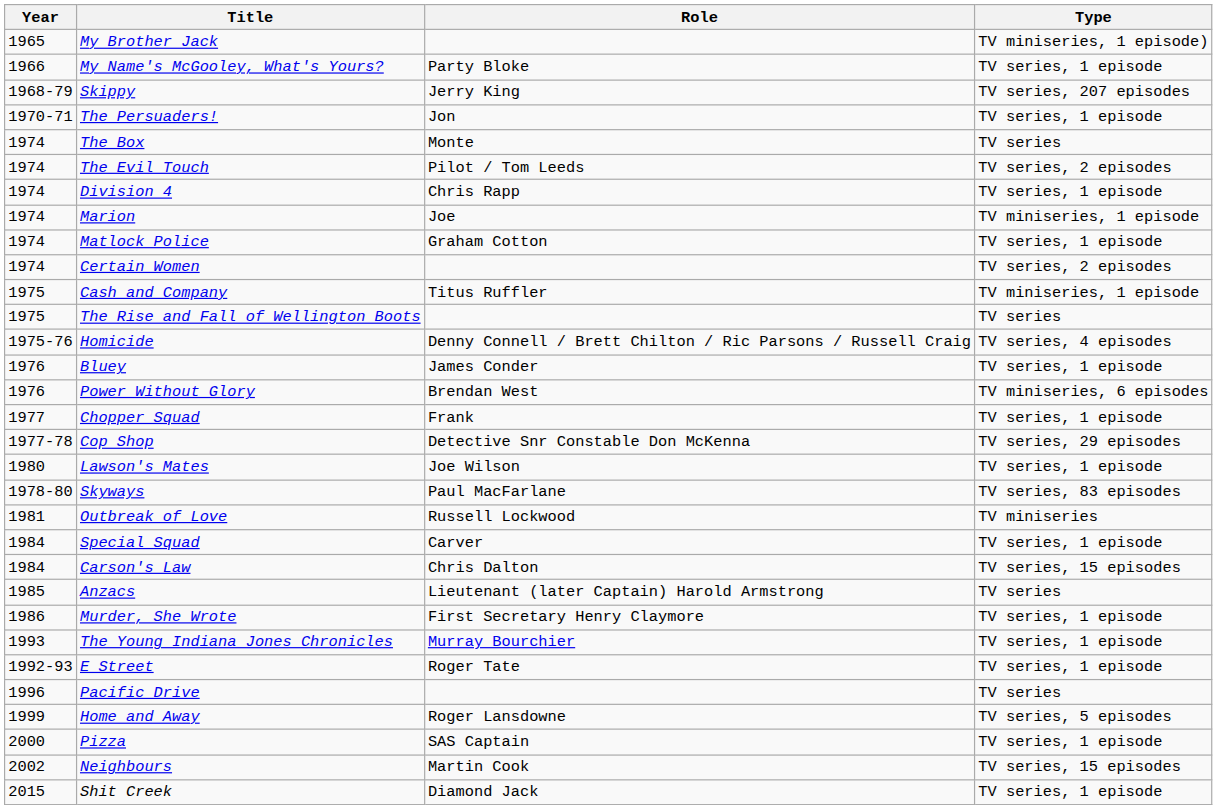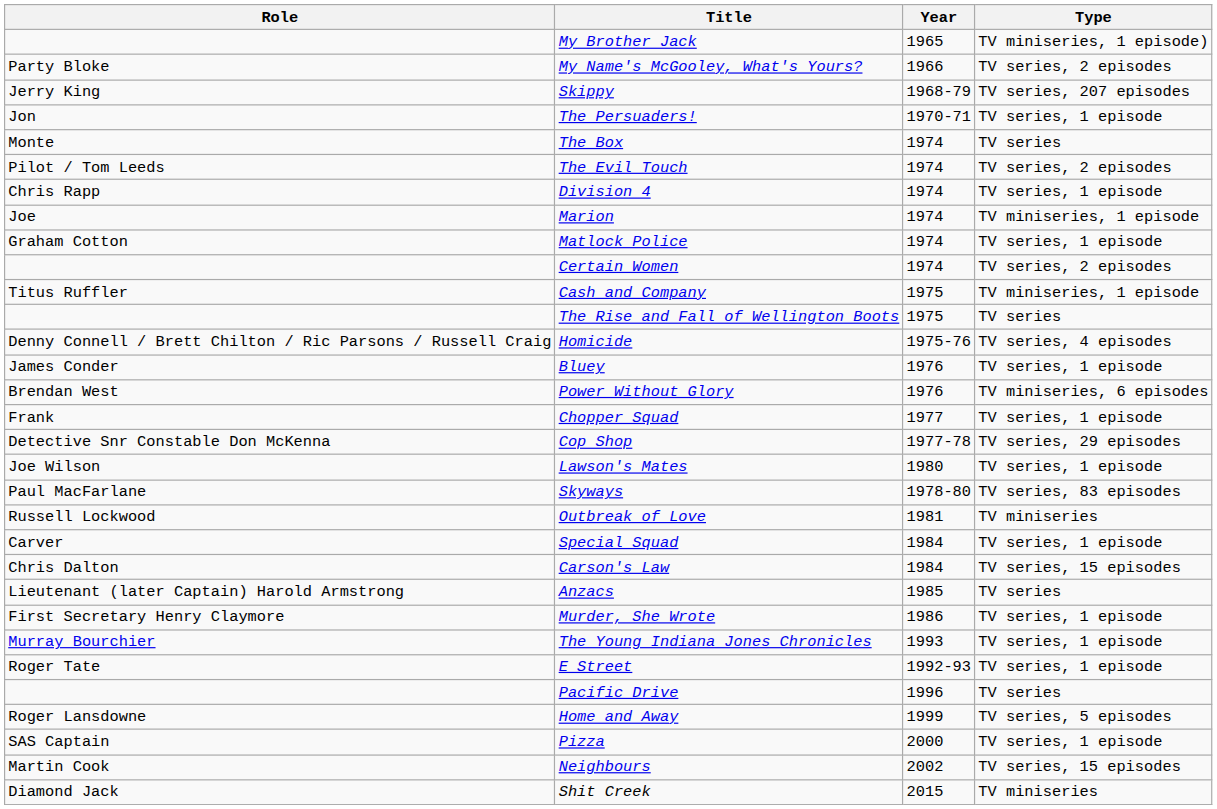columns swapped: (40, 17) <-> (699, 17)
(1070, 67) TV series, 1 episode -> (1075, 67) TV series, 2 episodes
(1070, 792) TV series, 1 episode -> (1038, 792) TV miniseries
